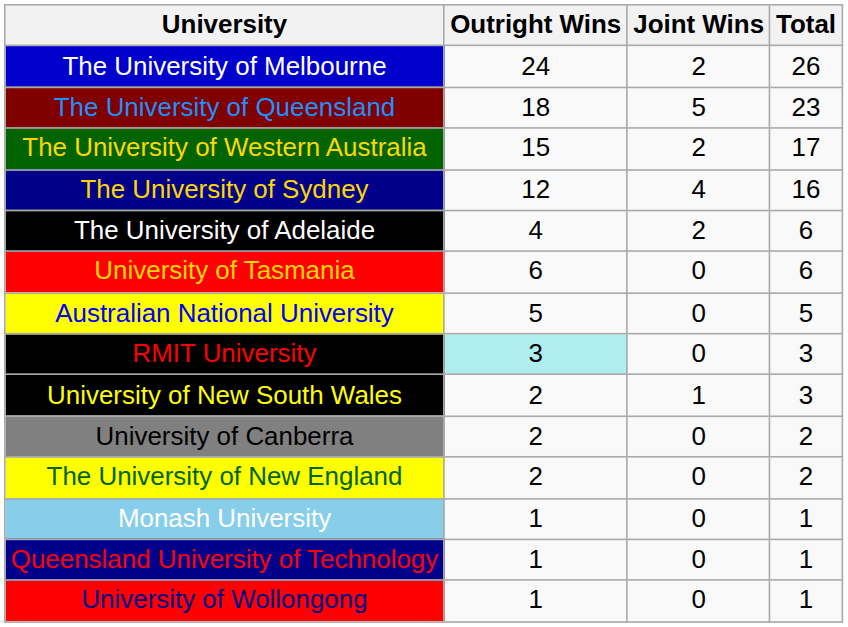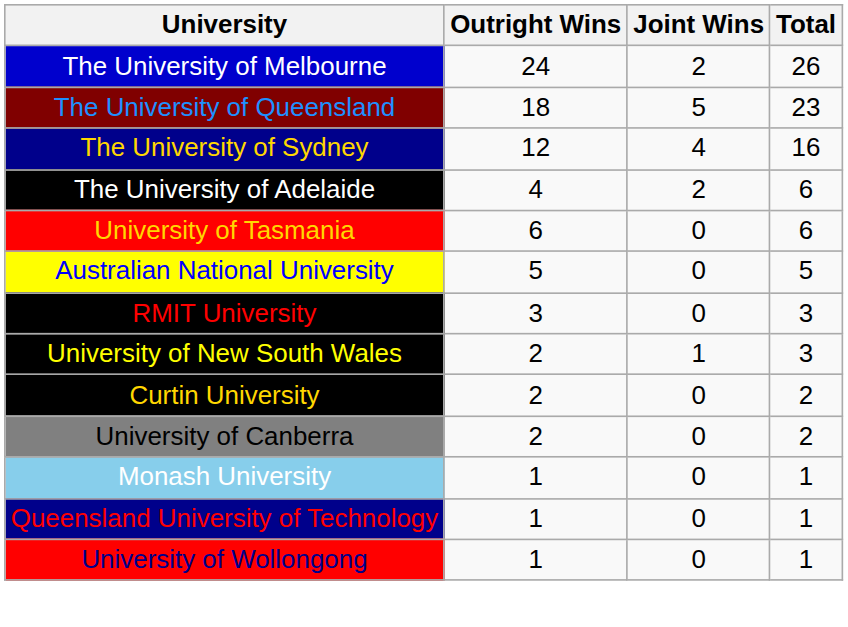- row: (225, 148)
(536, 353) paleturquoise background -> (536, 312) no background
+ row: (225, 395)
- row: (224, 477)
